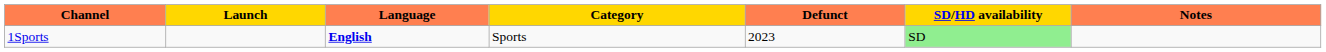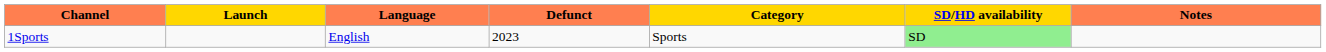columns swapped: (617, 15) <-> (825, 15)
(350, 36) bold -> (349, 36) normal
